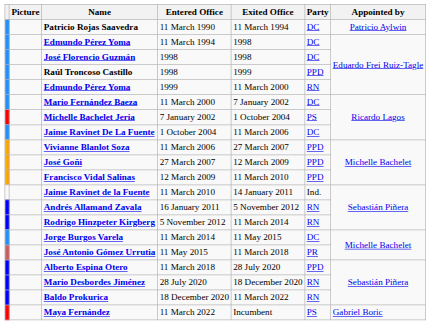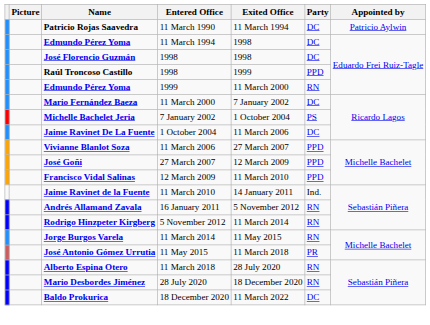(313, 237) DC -> (313, 237) RN
(315, 267) PPD -> (313, 267) RN
(313, 297) RN -> (313, 297) DC
- row: (77, 312)
